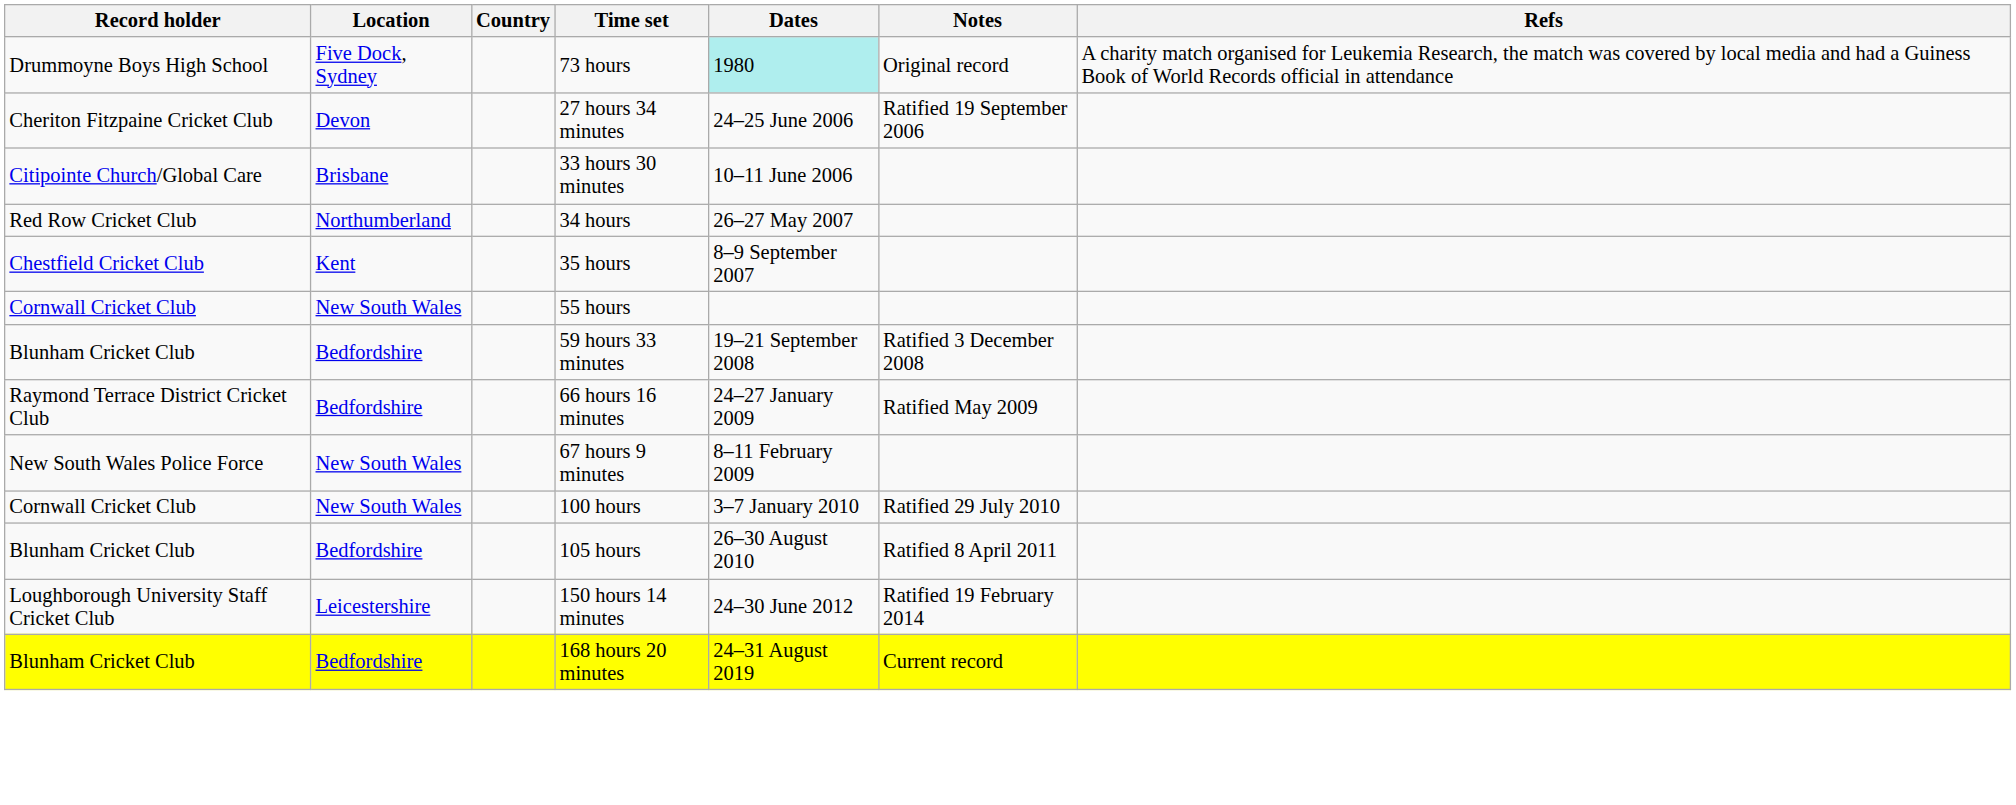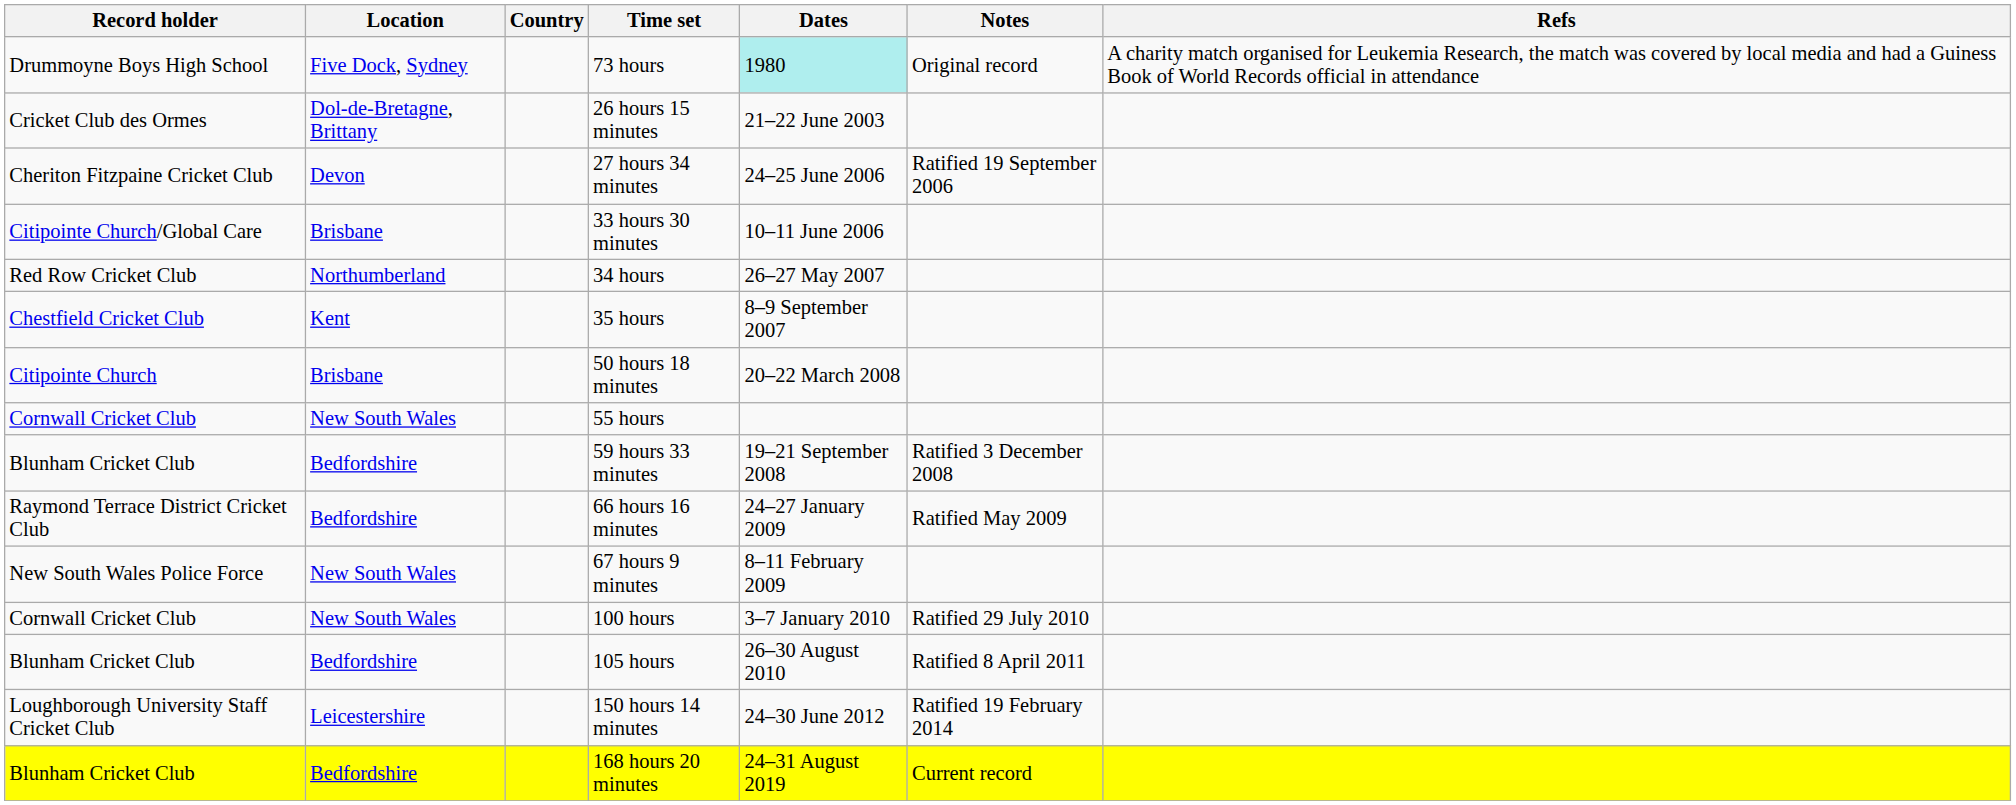+ row: (641, 120)
+ row: (641, 374)
